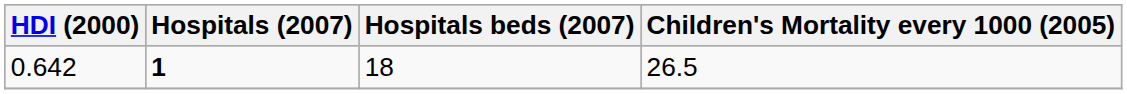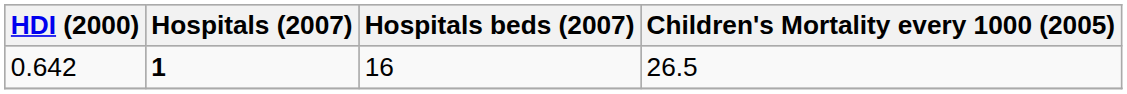(379, 66) 18 -> (379, 66) 16
